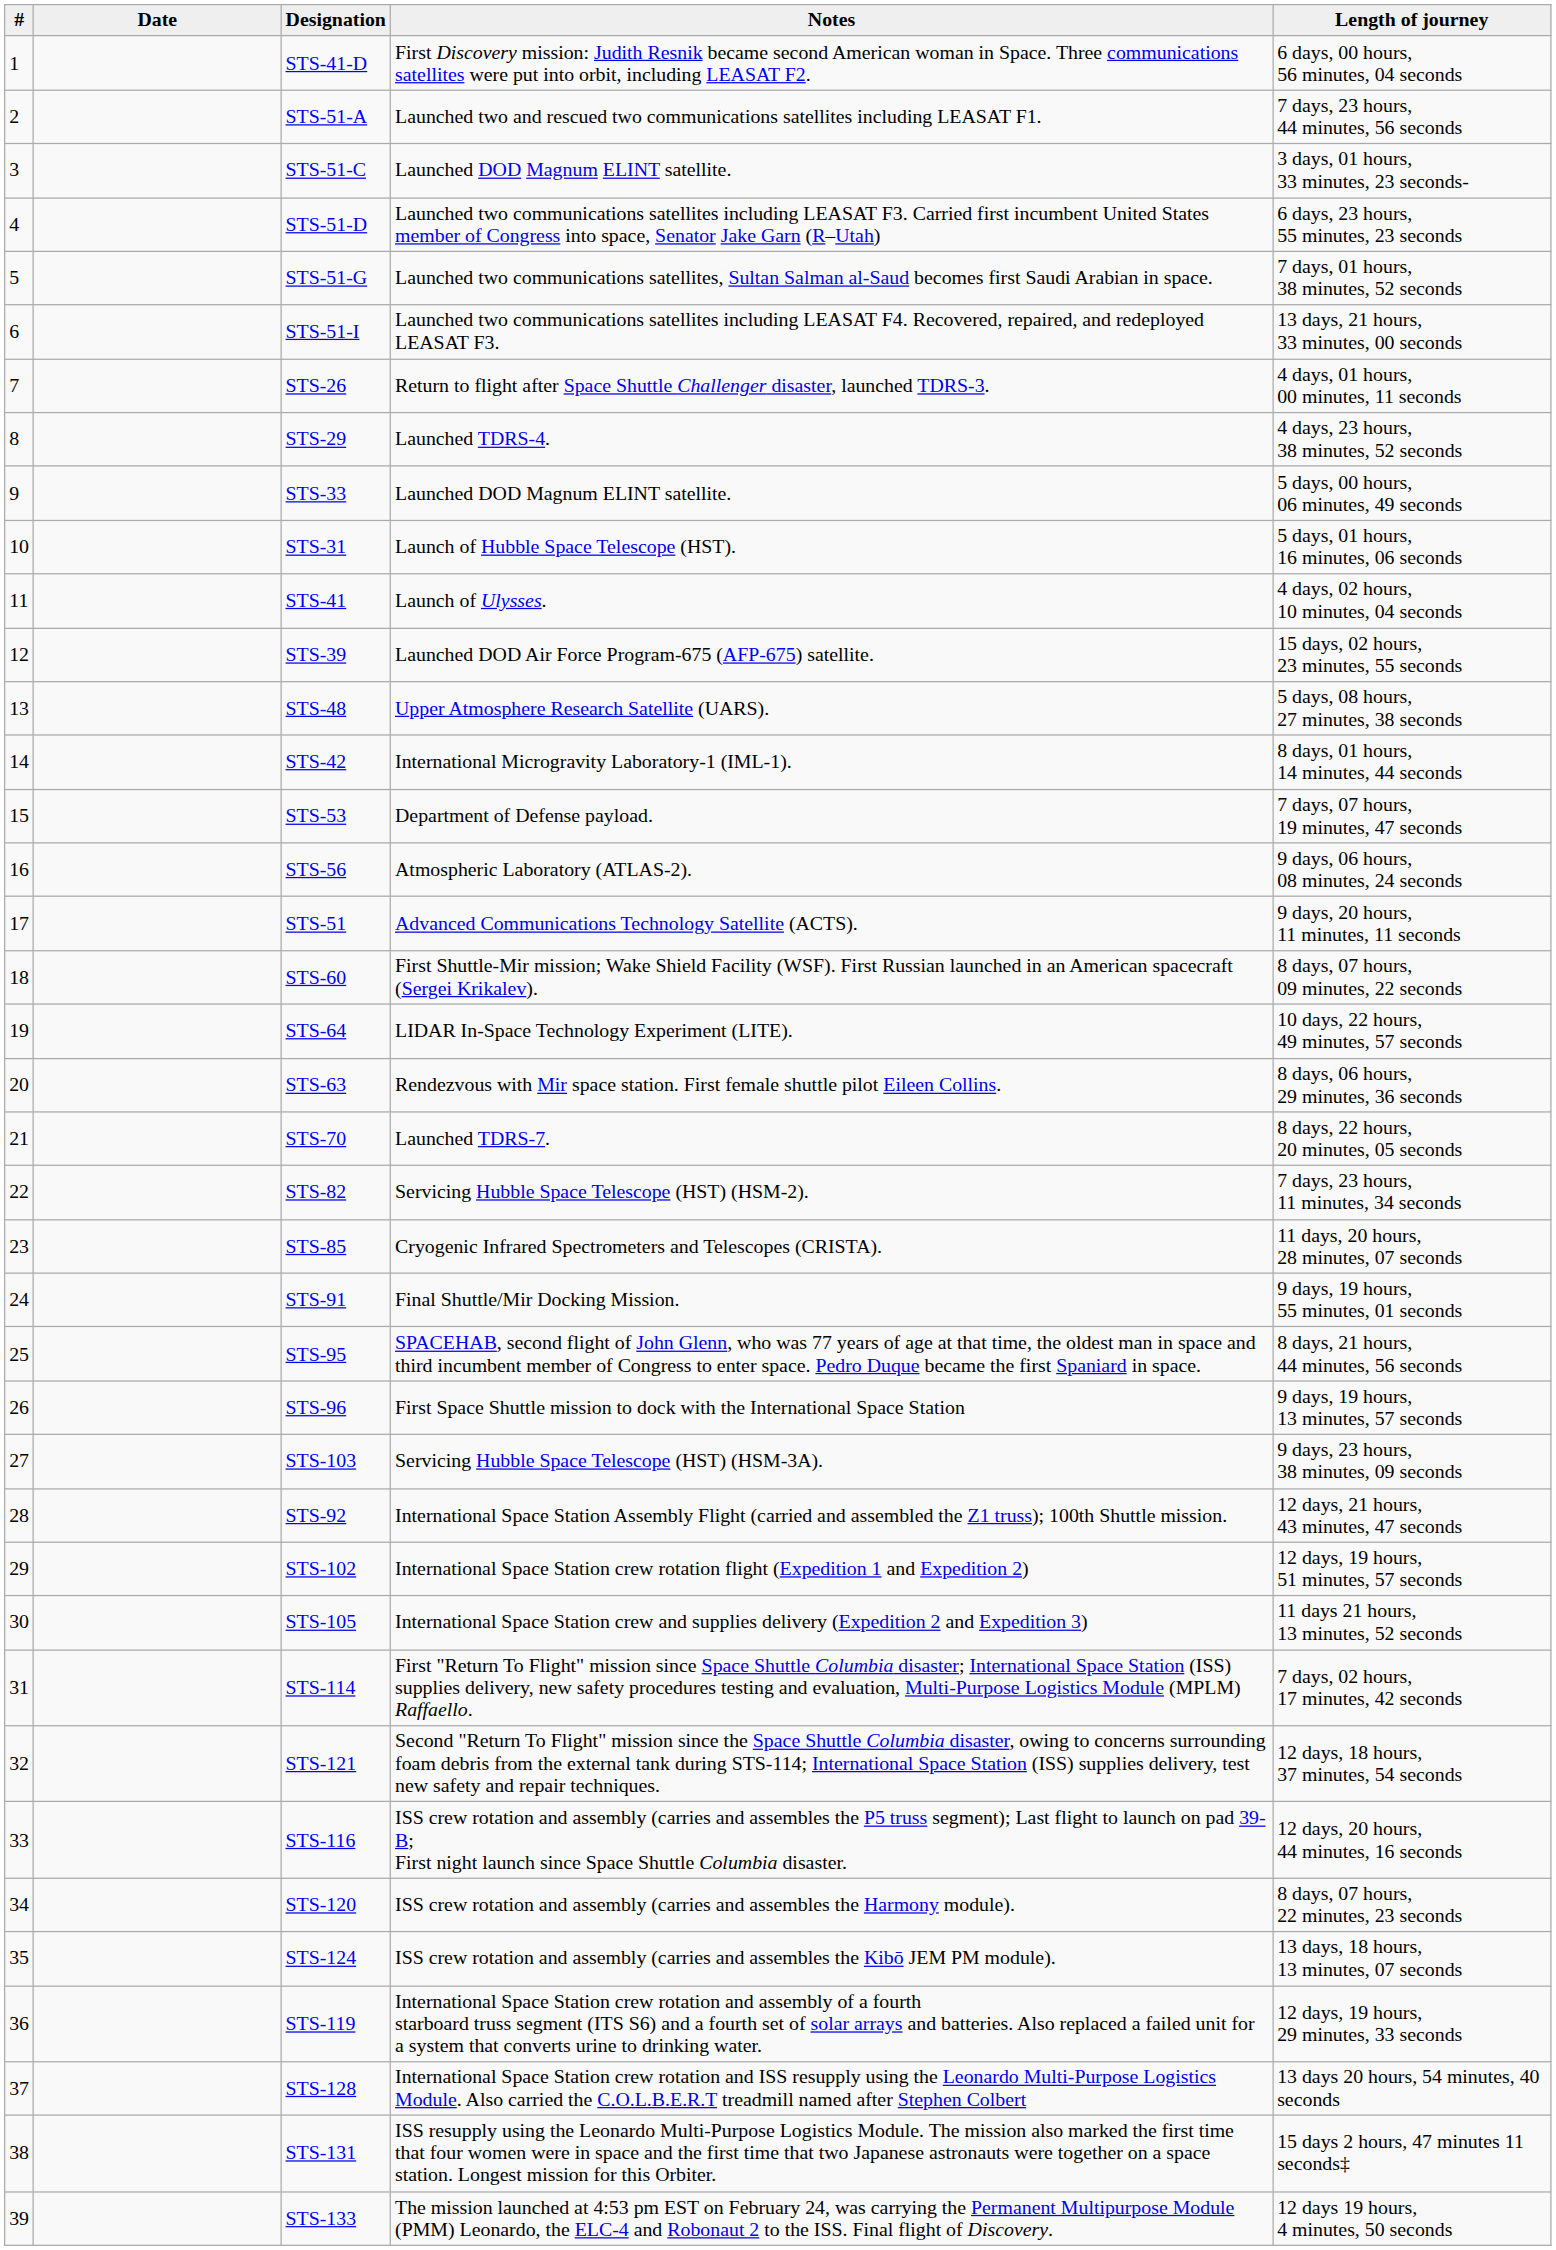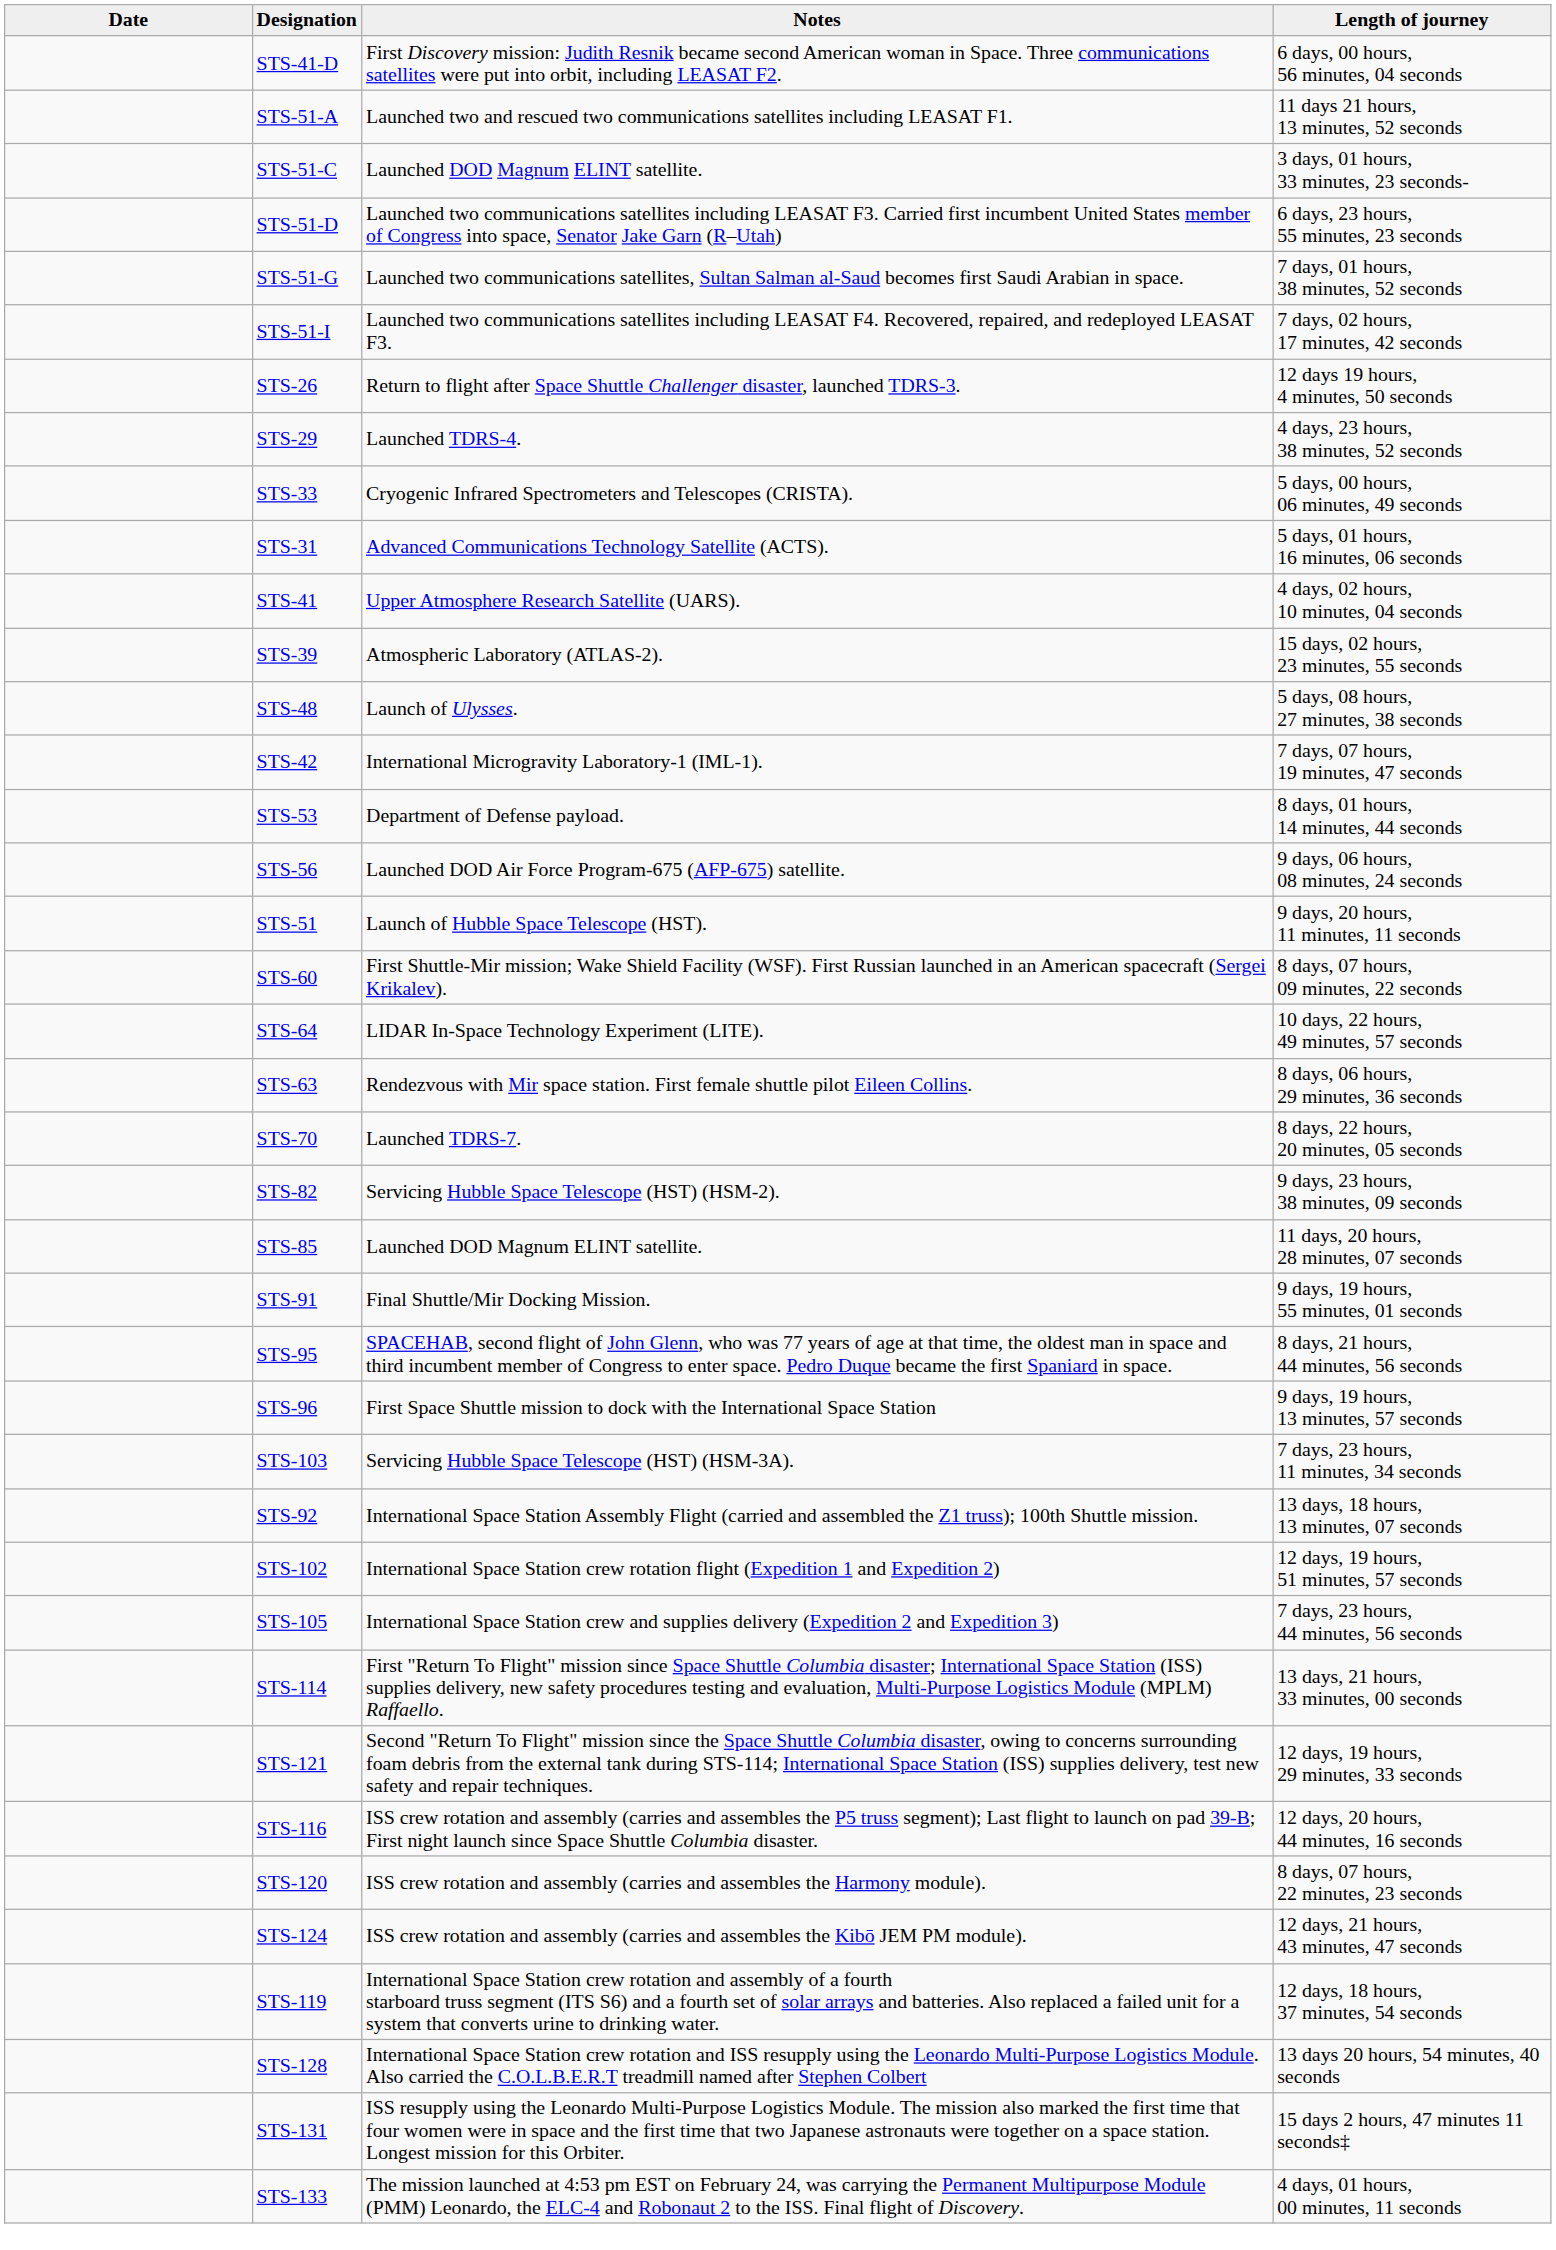- column: (19, 20)
(1370, 116) 7 days, 23 hours, 44 minutes, 56 seconds -> (1370, 116) 11 days 21 hours, 13 minutes, 52 seconds
(1370, 331) 13 days, 21 hours, 33 minutes, 00 seconds -> (1370, 331) 7 days, 02 hours, 17 minutes, 42 seconds
(1369, 385) 4 days, 01 hours, 00 minutes, 11 seconds -> (1365, 385) 12 days 19 hours, 4 minutes, 50 seconds
(563, 493) Launched DOD Magnum ELINT satellite. -> (610, 493) Cryogenic Infrared Spectrometers and Telescopes (CRISTA).
(566, 546) Launch of Hubble Space Telescope (HST). -> (597, 546) Advanced Communications Technology Satellite (ACTS).
(471, 600) Launch of Ulysses. -> (553, 600) Upper Atmosphere Research Satellite (UARS).
(634, 654) Launched DOD Air Force Program-675 (AFP-675) satellite. -> (515, 654) Atmospheric Laboratory (ATLAS-2).
(582, 708) Upper Atmosphere Research Satellite (UARS). -> (442, 708) Launch of Ulysses.
(1370, 762) 8 days, 01 hours, 14 minutes, 44 seconds -> (1370, 762) 7 days, 07 hours, 19 minutes, 47 seconds
(1370, 815) 7 days, 07 hours, 19 minutes, 47 seconds -> (1370, 815) 8 days, 01 hours, 14 minutes, 44 seconds
(544, 869) Atmospheric Laboratory (ATLAS-2). -> (605, 869) Launched DOD Air Force Program-675 (AFP-675) satellite.
(626, 923) Advanced Communications Technology Satellite (ACTS). -> (537, 923) Launch of Hubble Space Telescope (HST).
(1369, 1192) 7 days, 23 hours, 11 minutes, 34 seconds -> (1370, 1192) 9 days, 23 hours, 38 minutes, 09 seconds
(639, 1246) Cryogenic Infrared Spectrometers and Telescopes (CRISTA). -> (534, 1246) Launched DOD Magnum ELINT satellite.
(1370, 1461) 9 days, 23 hours, 38 minutes, 09 seconds -> (1369, 1461) 7 days, 23 hours, 11 minutes, 34 seconds
(1370, 1515) 12 days, 21 hours, 43 minutes, 47 seconds -> (1370, 1515) 13 days, 18 hours, 13 minutes, 07 seconds
(1370, 1622) 11 days 21 hours, 13 minutes, 52 seconds -> (1370, 1622) 7 days, 23 hours, 44 minutes, 56 seconds
(1370, 1687) 7 days, 02 hours, 17 minutes, 42 seconds -> (1370, 1687) 13 days, 21 hours, 33 minutes, 00 seconds
(1370, 1763) 12 days, 18 hours, 37 minutes, 54 seconds -> (1370, 1763) 12 days, 19 hours, 29 minutes, 33 seconds
(1370, 1958) 13 days, 18 hours, 13 minutes, 07 seconds -> (1370, 1936) 12 days, 21 hours, 43 minutes, 47 seconds
(1370, 2023) 12 days, 19 hours, 29 minutes, 33 seconds -> (1370, 2001) 12 days, 18 hours, 37 minutes, 54 seconds
(1365, 2218) 12 days 19 hours, 4 minutes, 50 seconds -> (1369, 2195) 4 days, 01 hours, 00 minutes, 11 seconds
